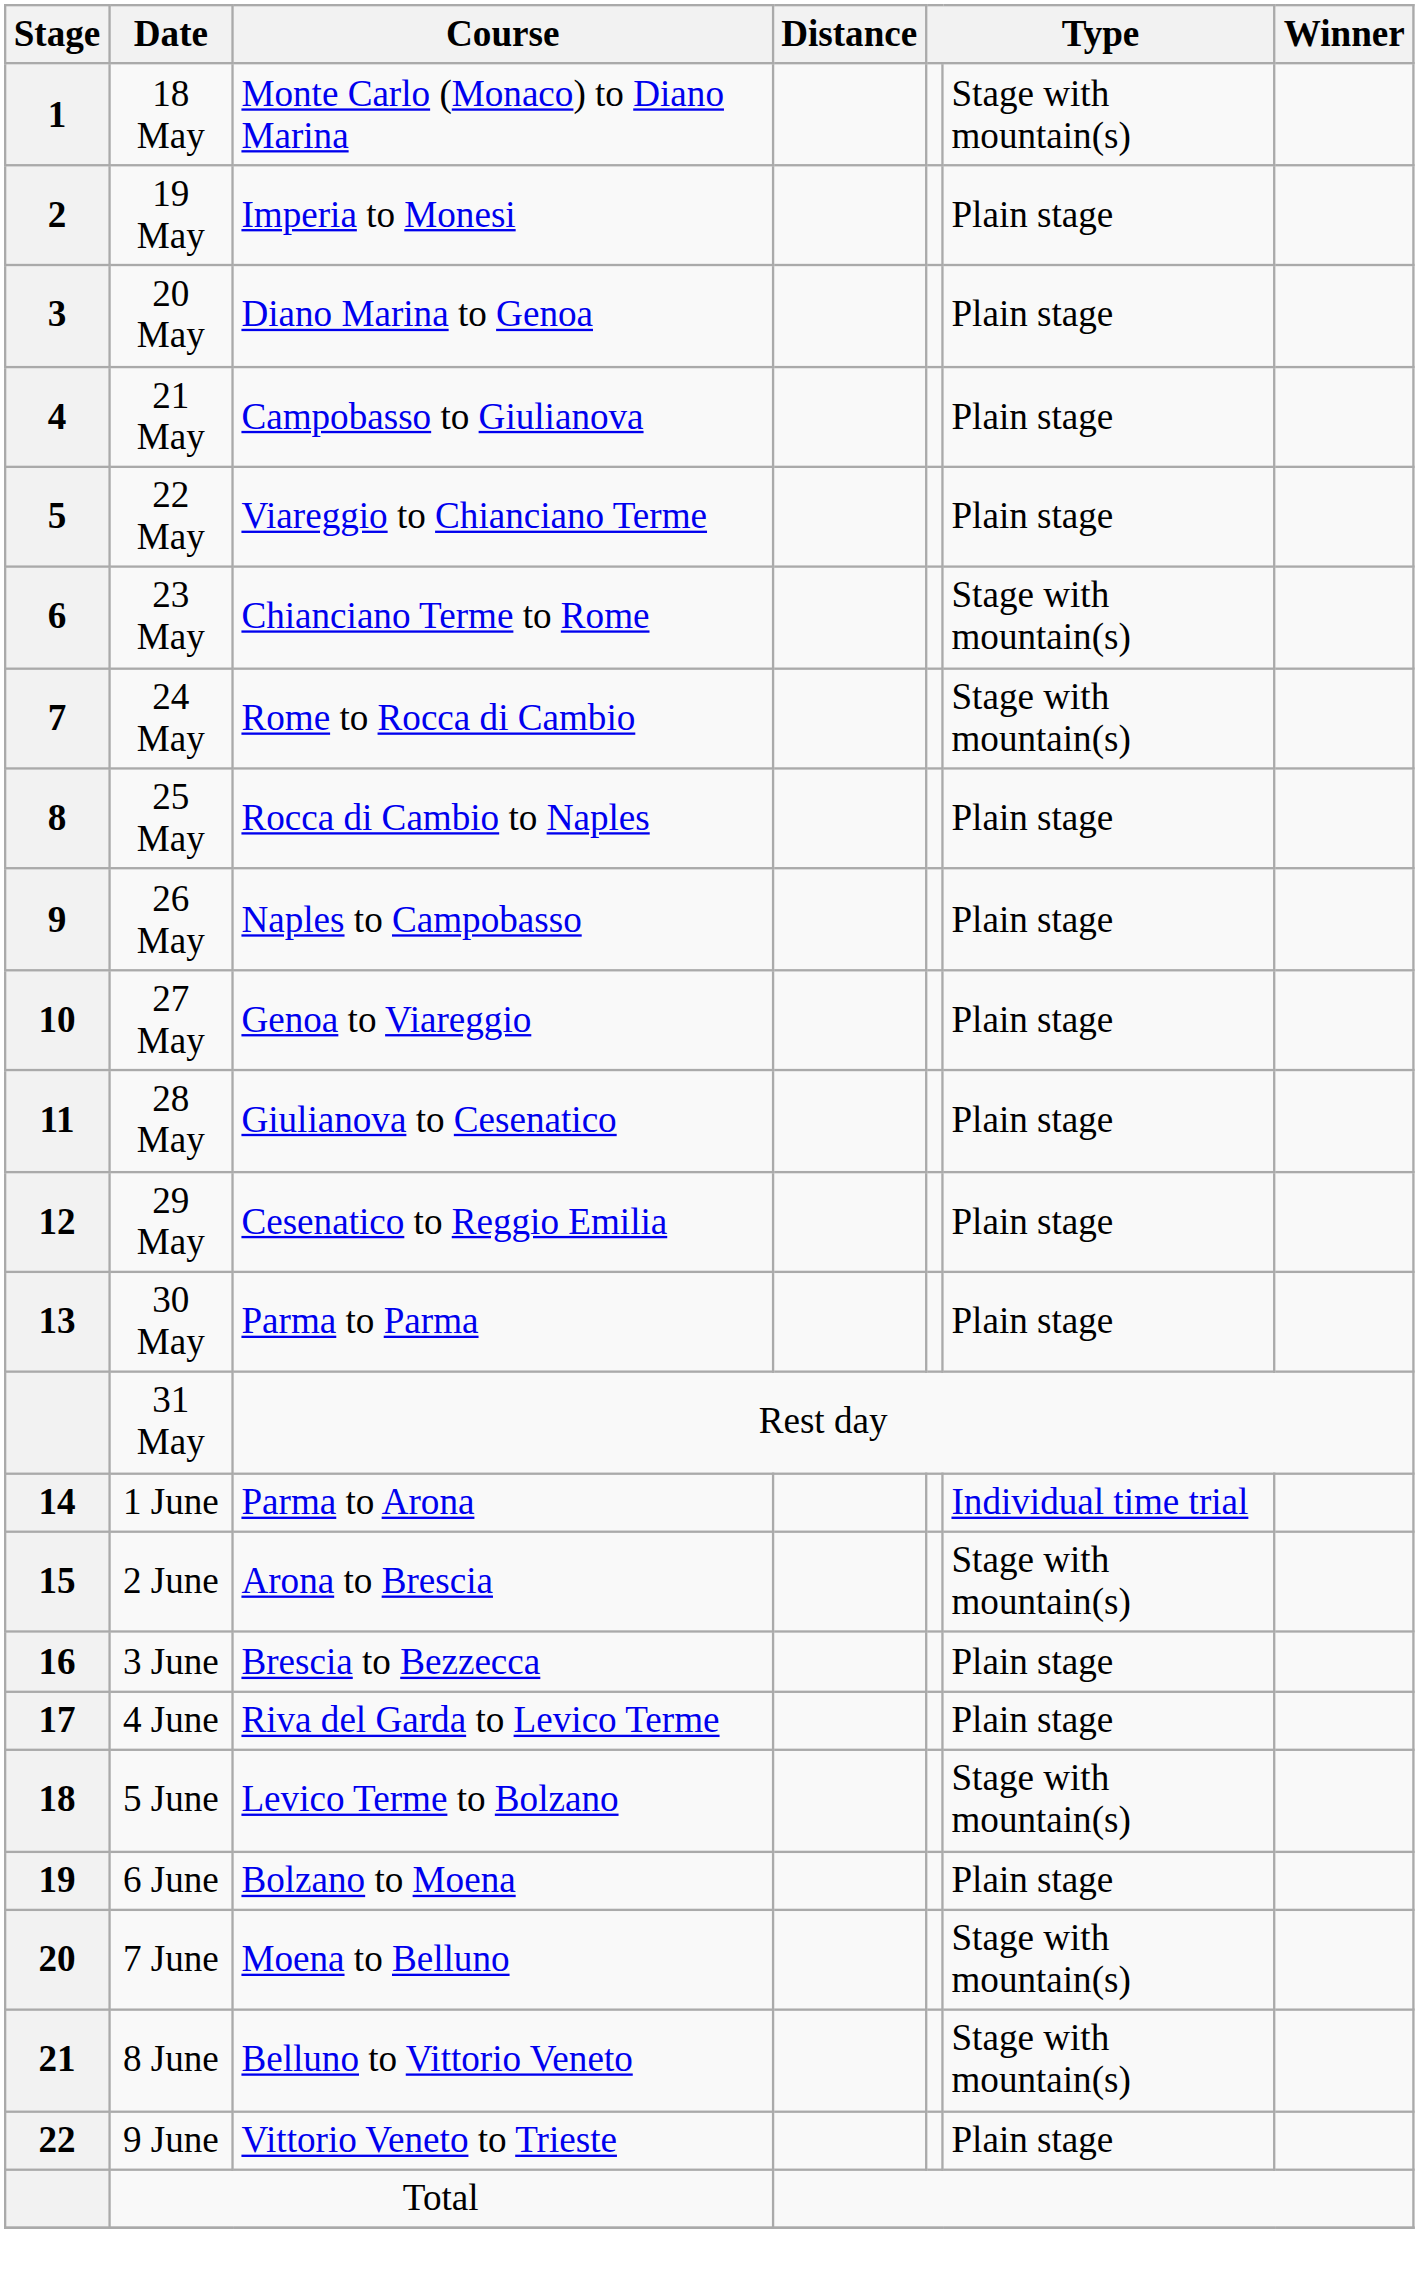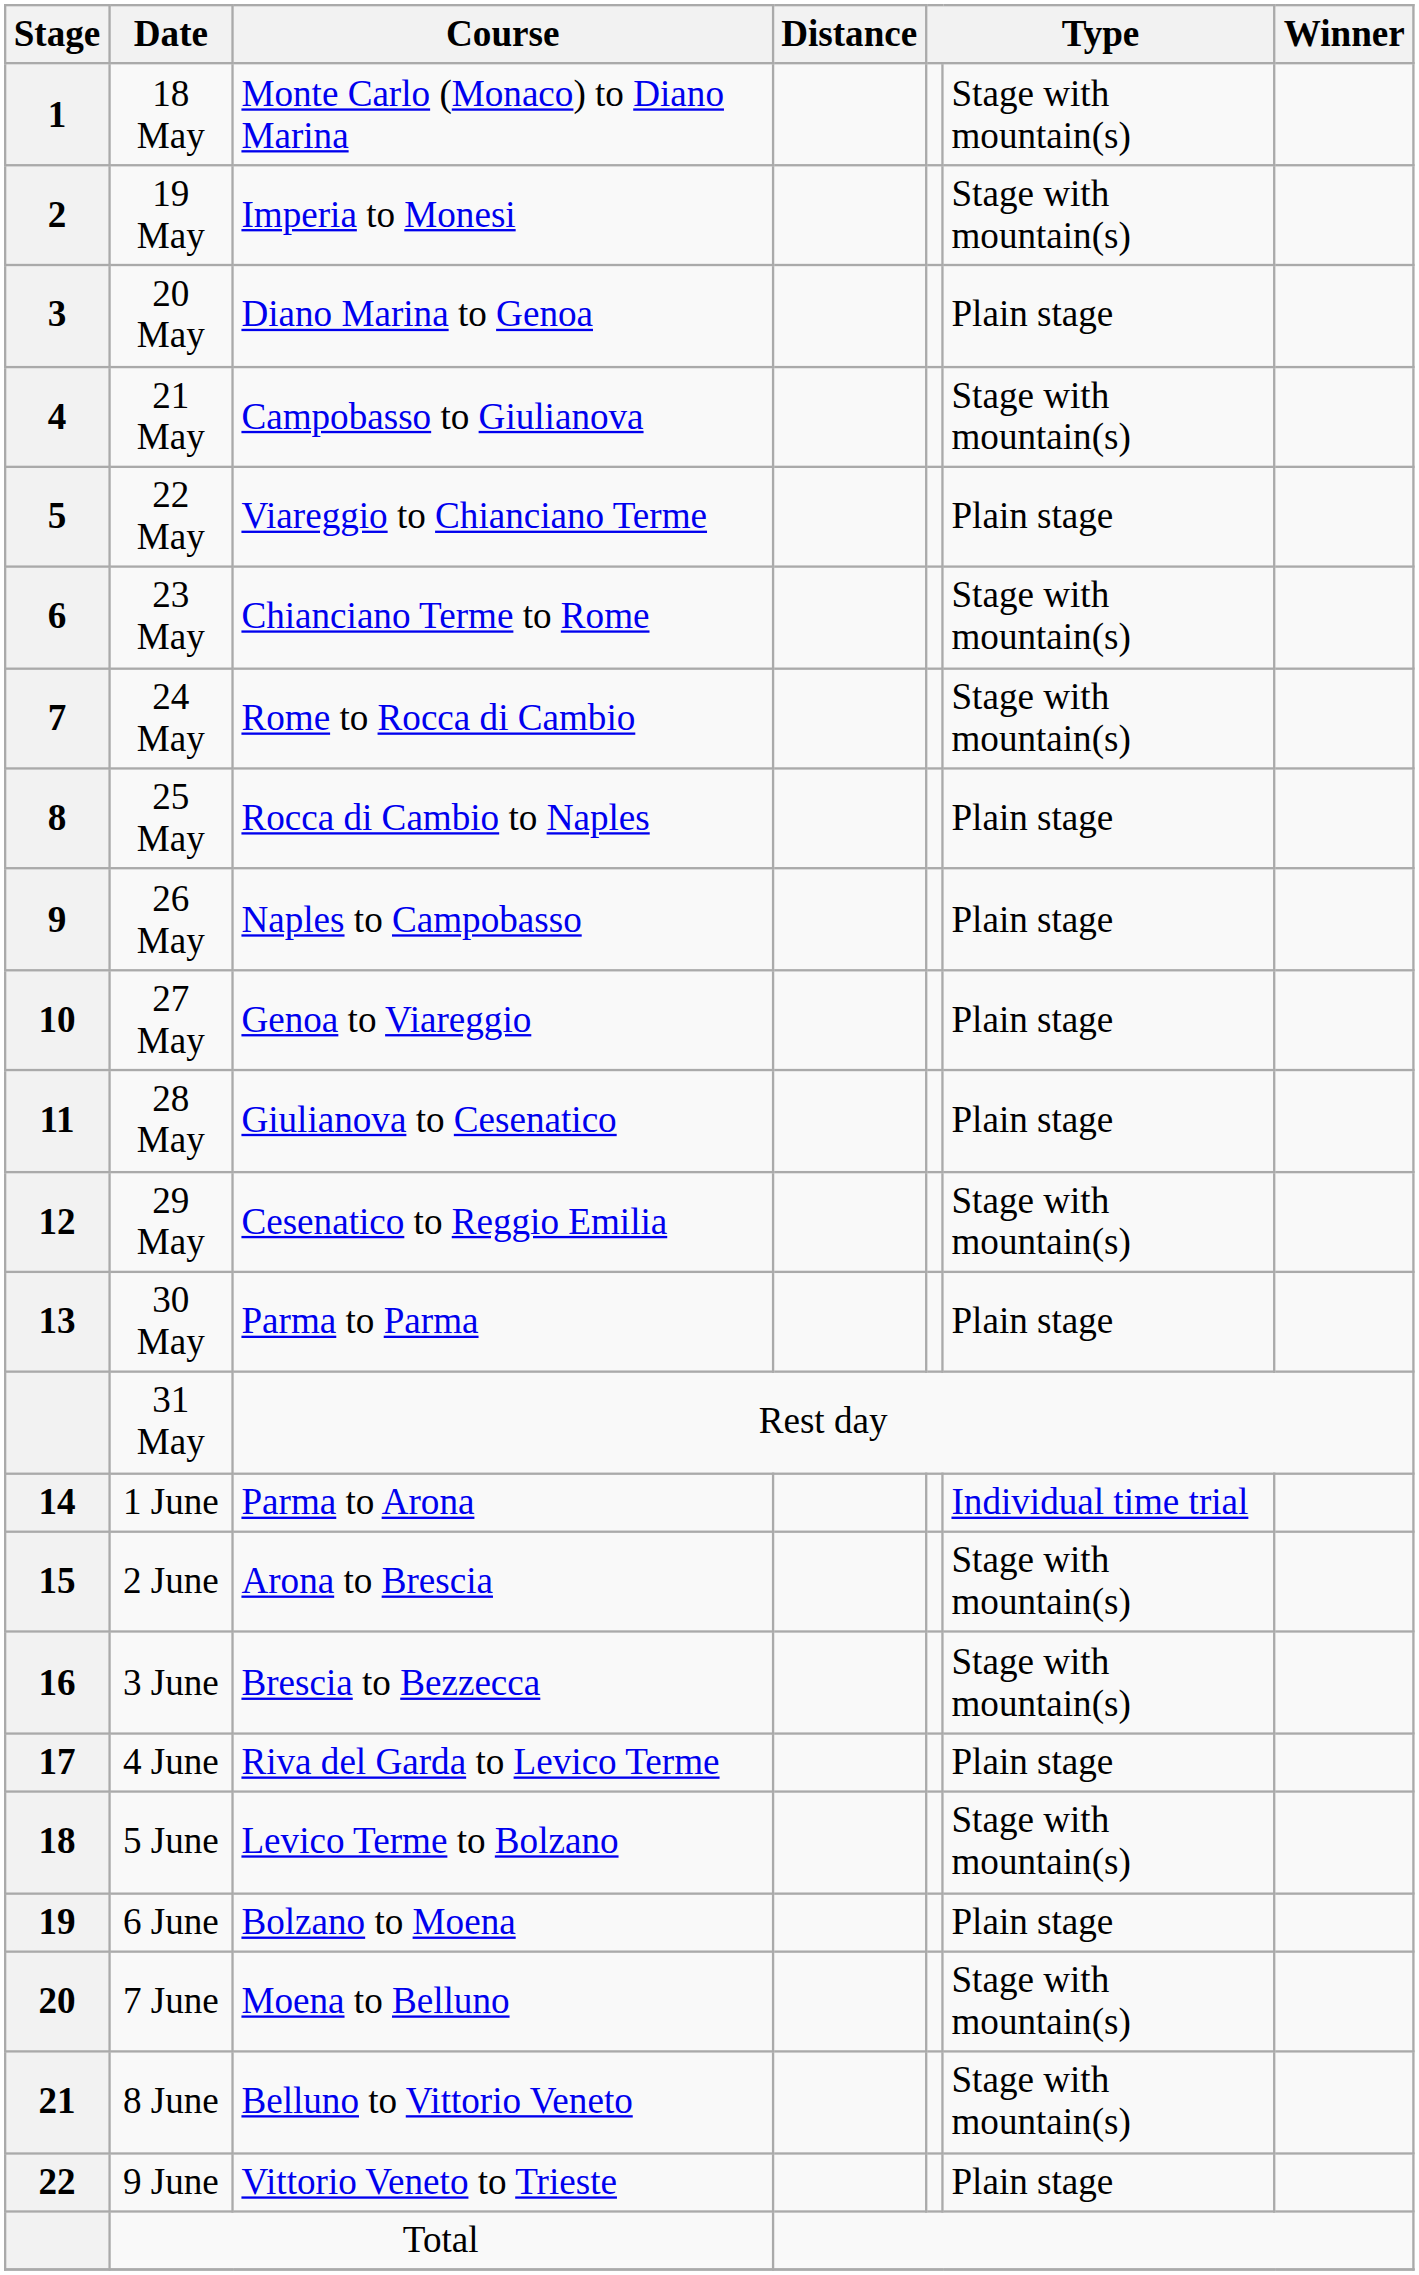(1032, 214) Plain stage -> (1041, 214) Stage with mountain(s)
(1032, 415) Plain stage -> (1041, 415) Stage with mountain(s)
(1032, 1220) Plain stage -> (1041, 1220) Stage with mountain(s)
(1032, 1661) Plain stage -> (1041, 1682) Stage with mountain(s)
